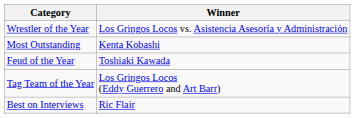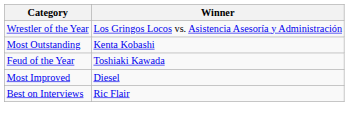- row: (50, 83)
+ row: (38, 77)
